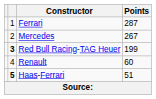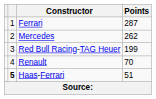(131, 36) 267 -> (131, 36) 262
(12, 49) bold -> (12, 49) normal
(129, 62) 60 -> (129, 62) 70
